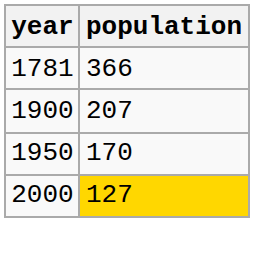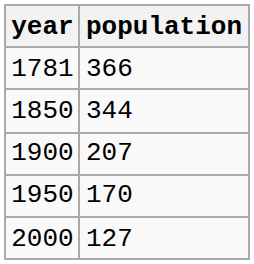+ row: (42, 111)
(109, 196) gold background -> (109, 238) no background
